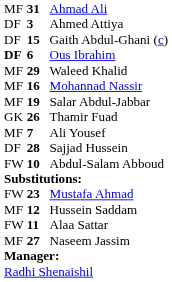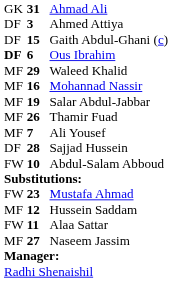(13, 8) MF -> (13, 8) GK
(13, 117) GK -> (13, 117) MF
